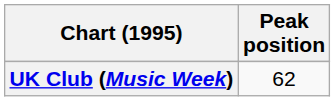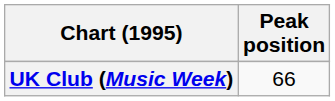(284, 78) 62 -> (284, 78) 66
